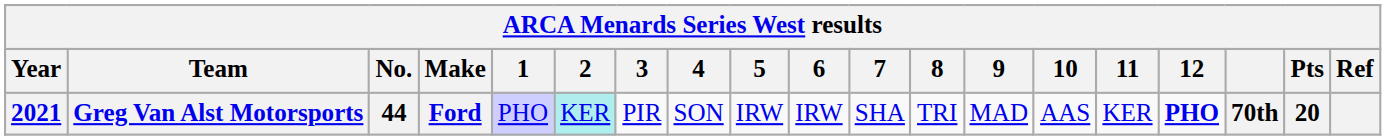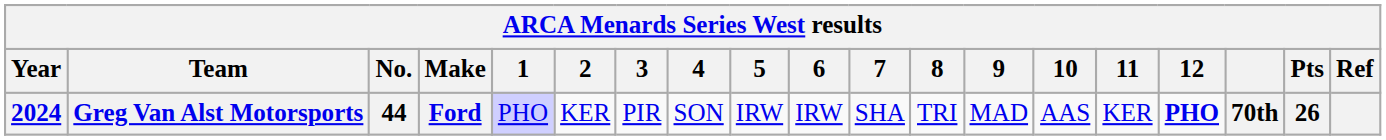(36, 113) 2021 -> (36, 113) 2024
(585, 113) paleturquoise background -> (585, 113) no background
(1307, 113) 20 -> (1307, 113) 26
